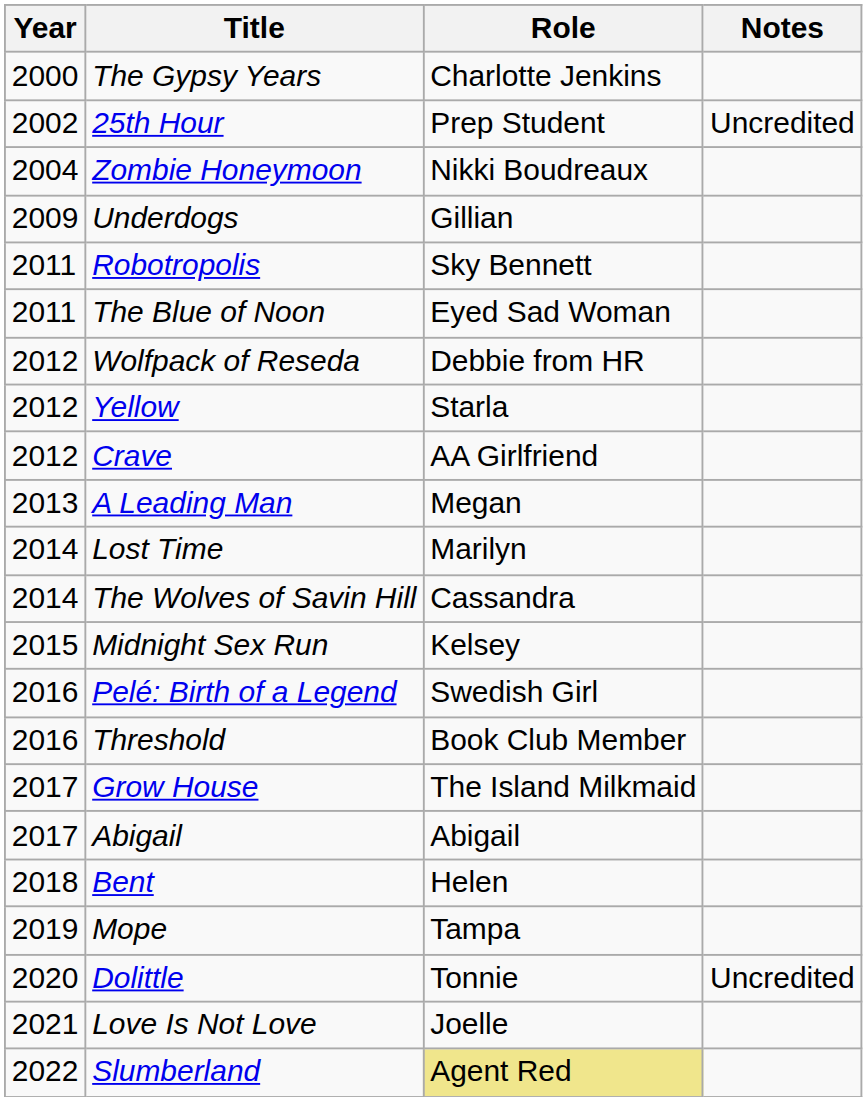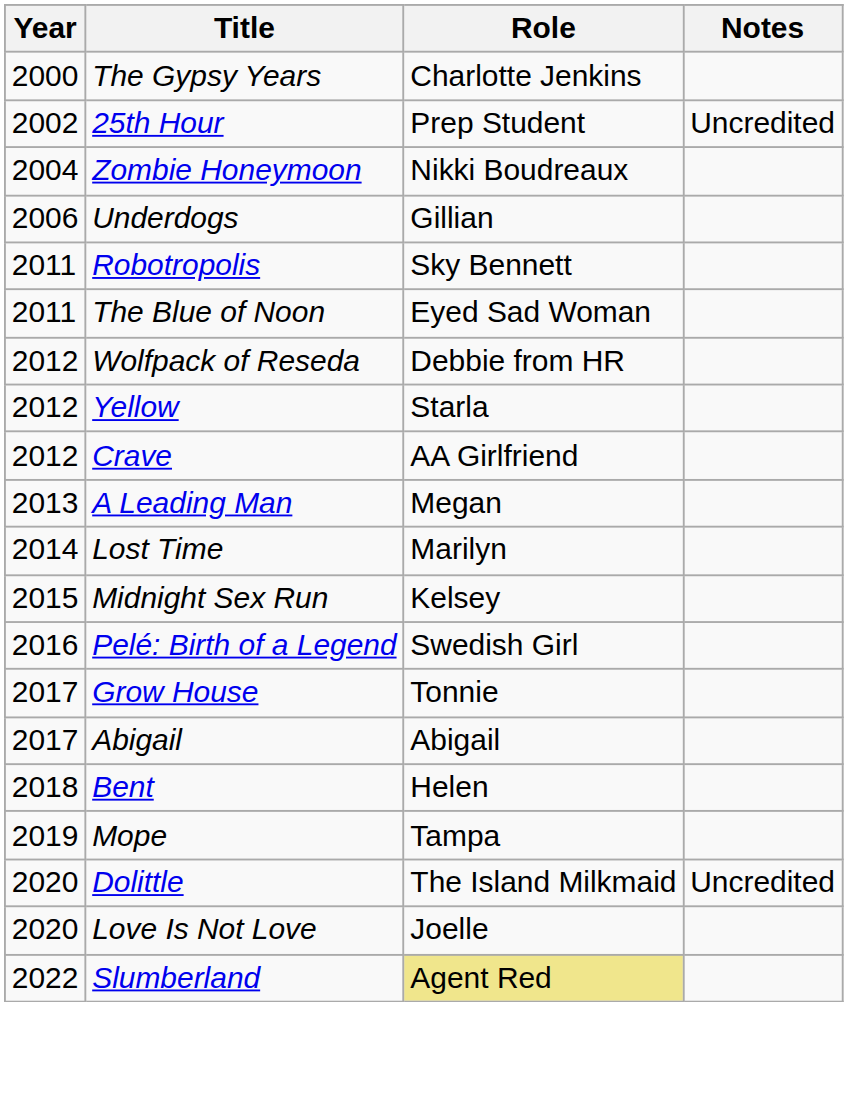(45, 218) 2009 -> (45, 218) 2006
- row: (254, 597)
- row: (159, 739)
(563, 787) The Island Milkmaid -> (454, 692) Tonnie
(474, 977) Tonnie -> (543, 882) The Island Milkmaid
(45, 1024) 2021 -> (45, 929) 2020
